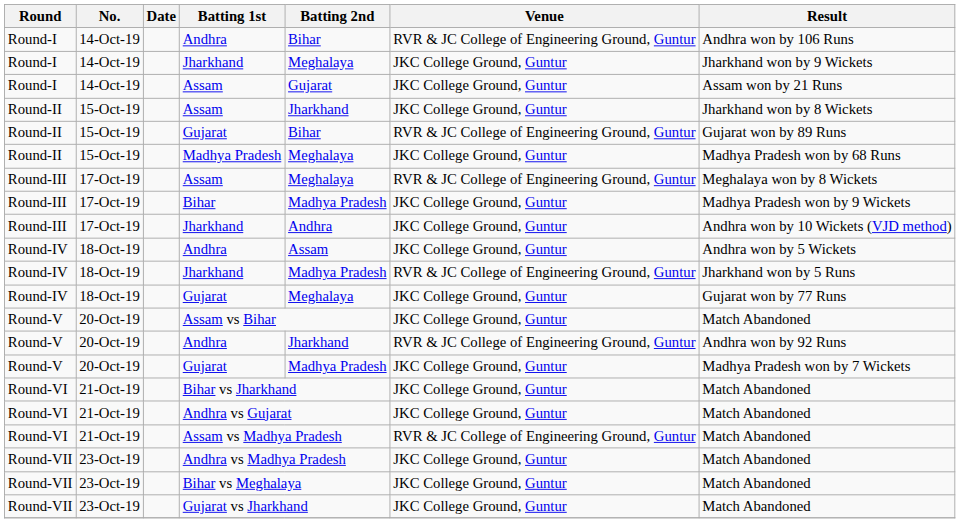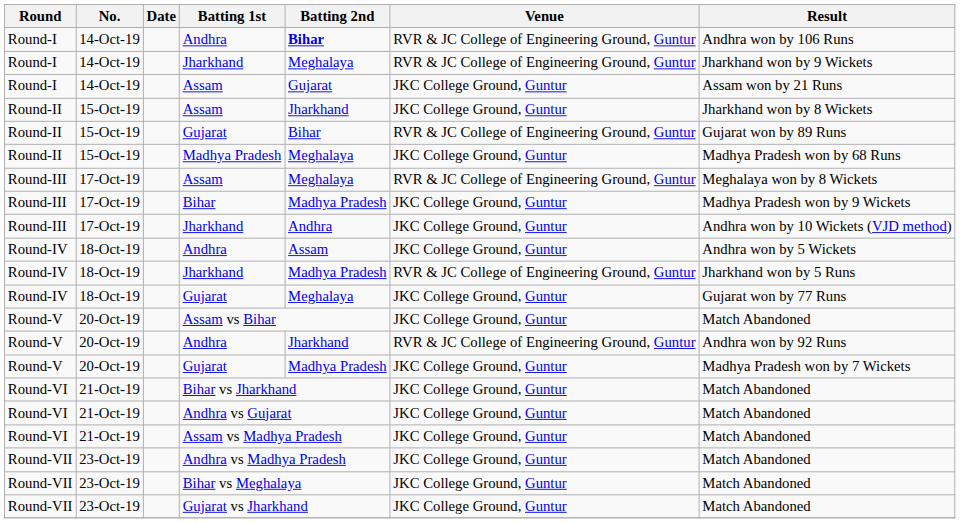(304, 39) normal -> (306, 39) bold
(480, 62) JKC College Ground, Guntur -> (544, 62) RVR & JC College of Engineering Ground, Guntur
(544, 436) RVR & JC College of Engineering Ground, Guntur -> (480, 436) JKC College Ground, Guntur
